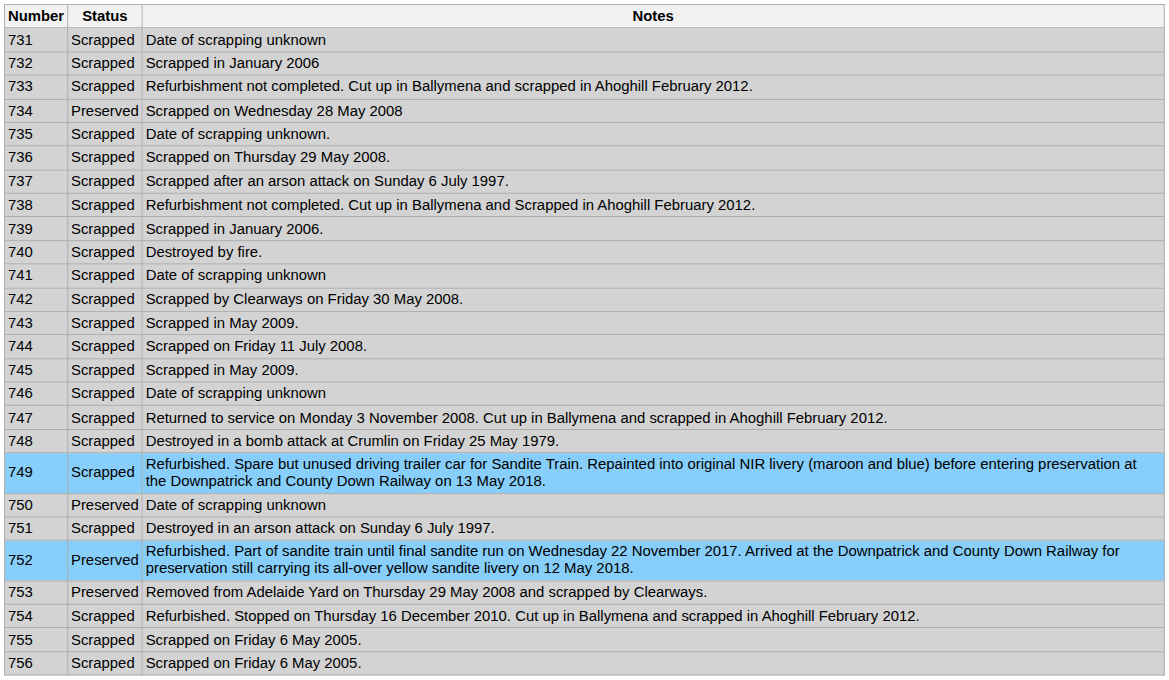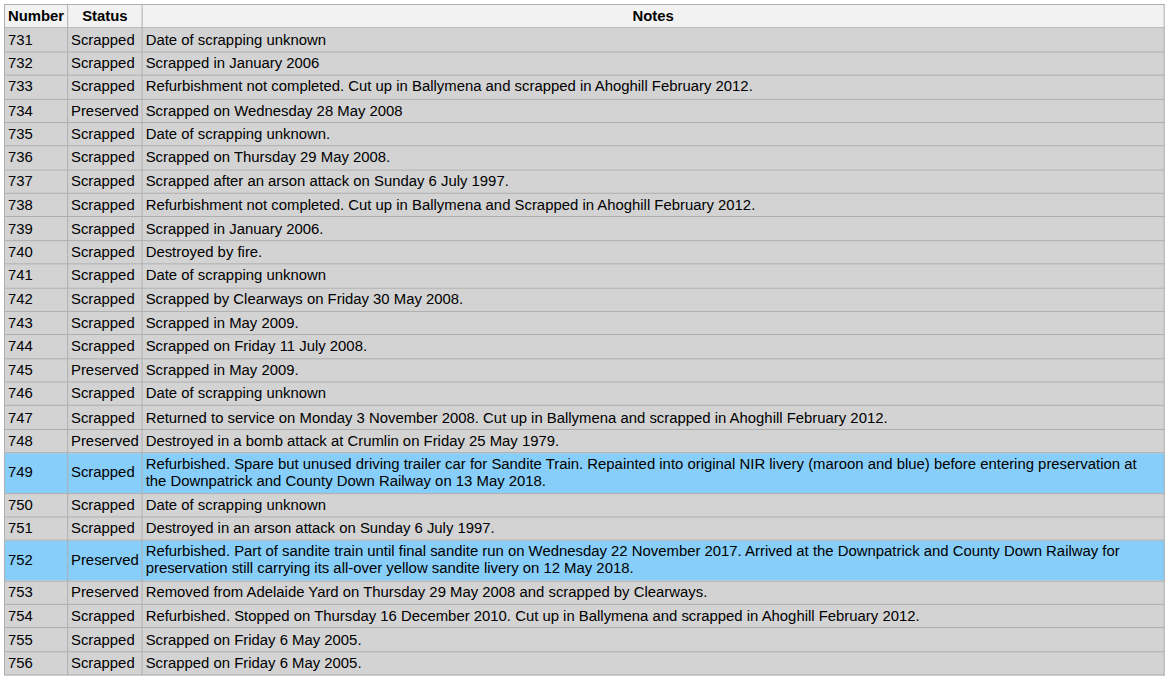(103, 370) Scrapped -> (105, 370) Preserved
(103, 441) Scrapped -> (105, 441) Preserved
(105, 505) Preserved -> (103, 505) Scrapped
